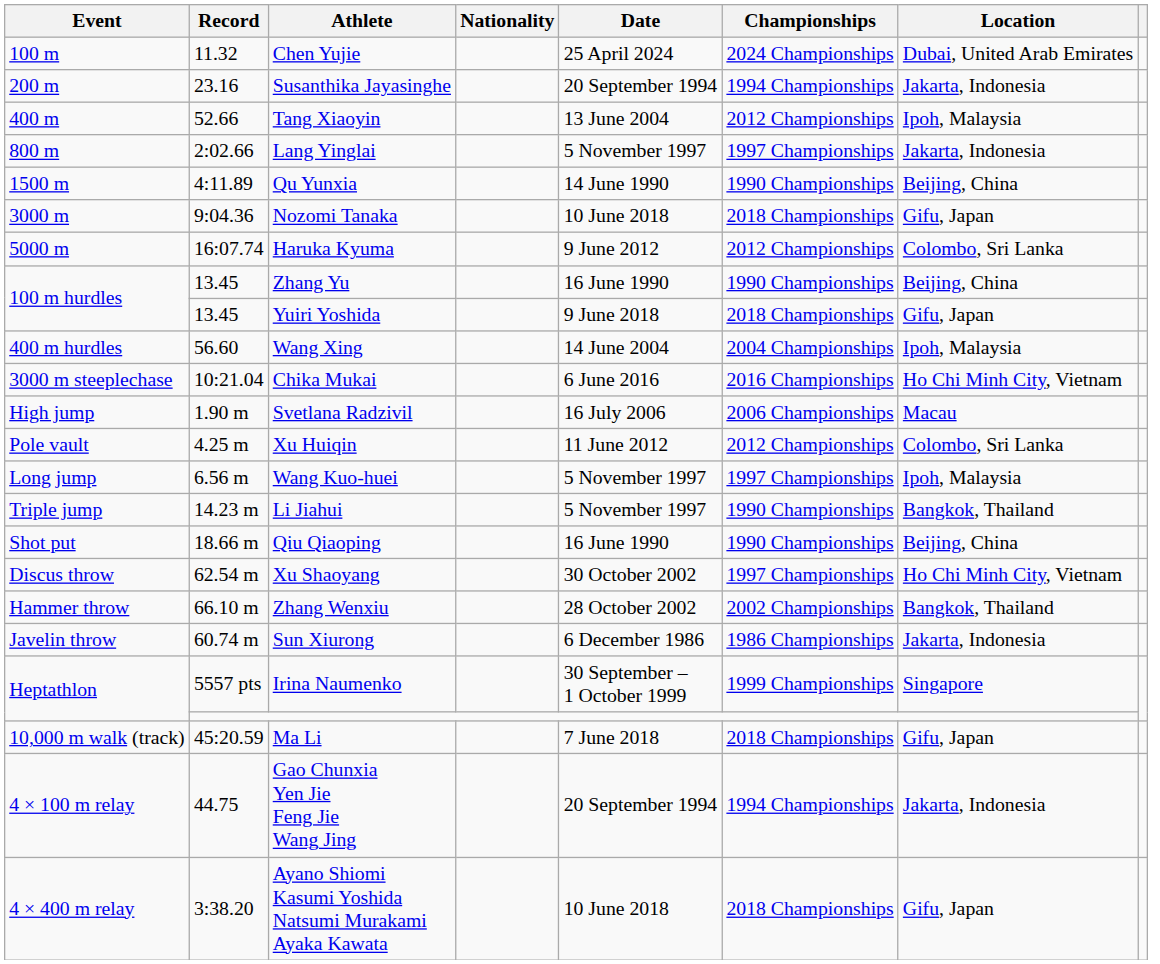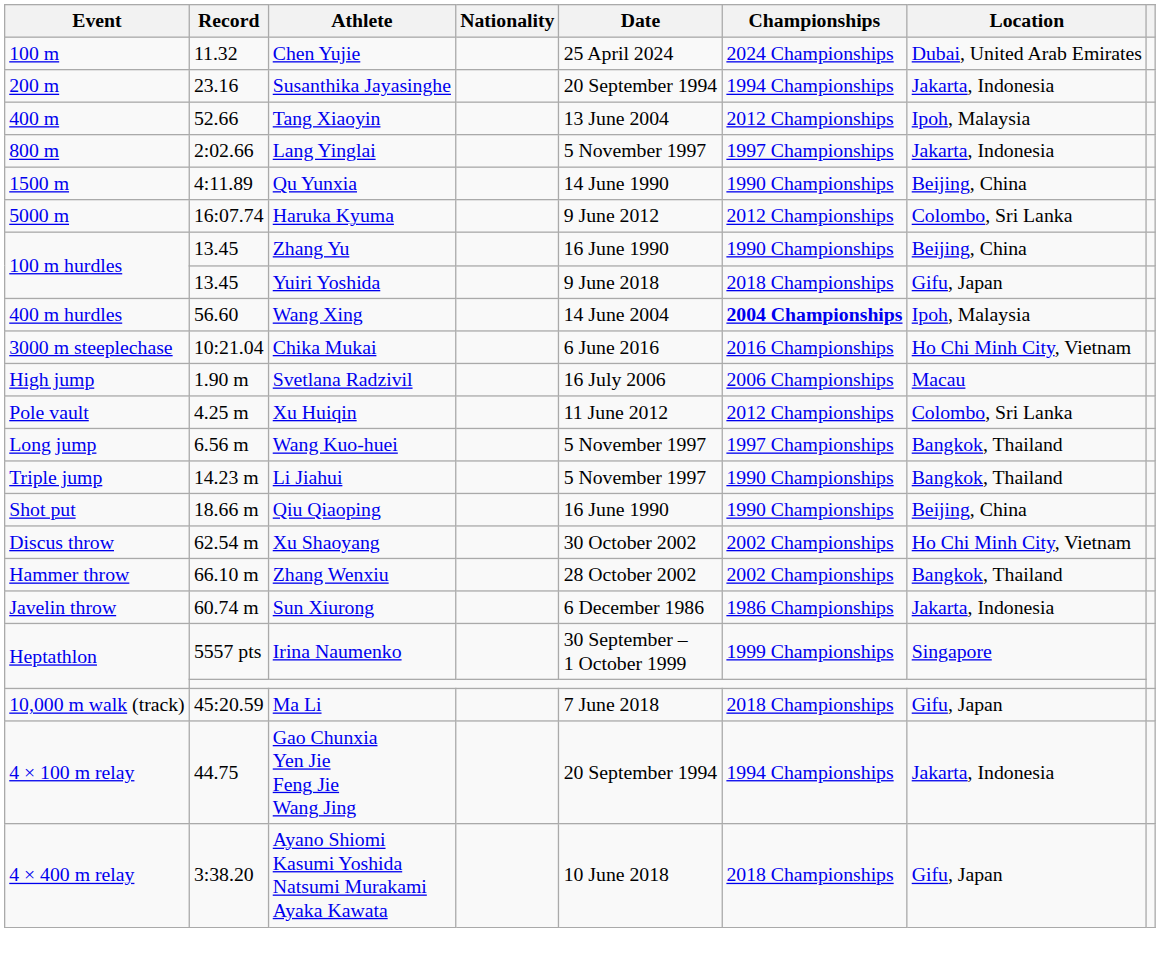- row: (335, 216)
(810, 346) normal -> (814, 314) bold
(962, 477) Ipoh, Malaysia -> (987, 444) Bangkok, Thailand
(810, 574) 1997 Championships -> (810, 542) 2002 Championships
